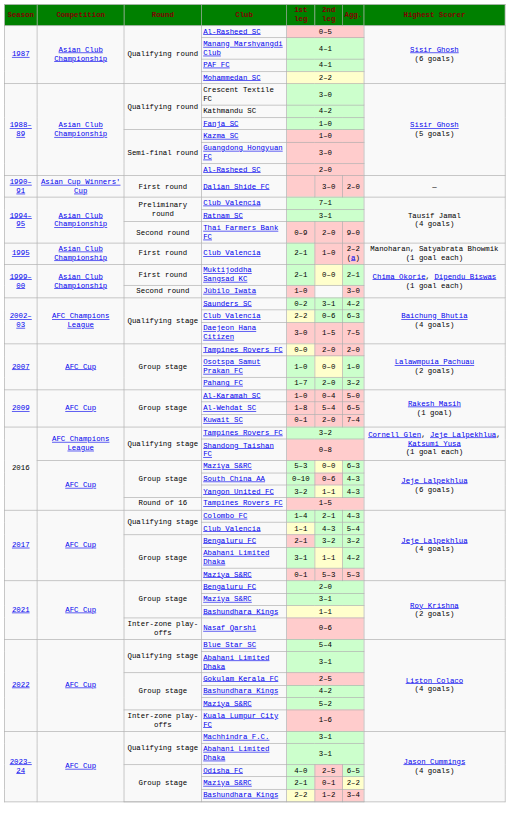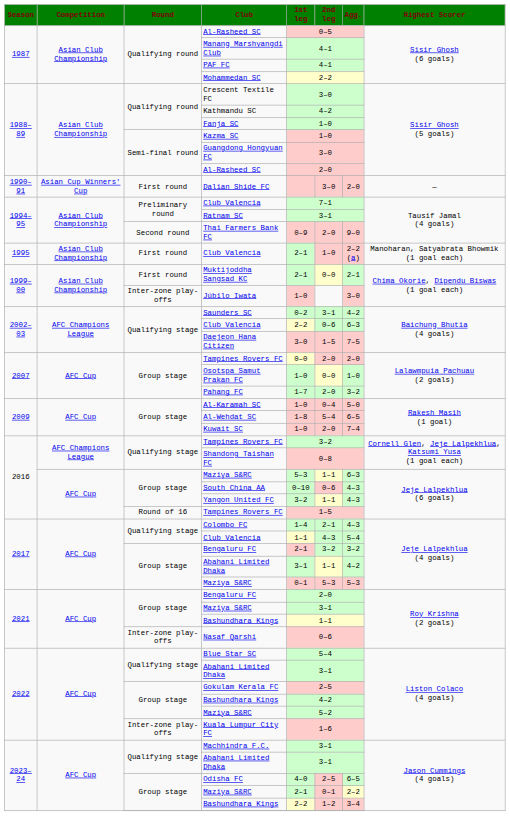(163, 291) Second round -> (163, 296) Inter-zone play-offs
(301, 420) 0–1 -> (301, 429) 1–0
(329, 466) 0–0 -> (329, 475) 1–1
